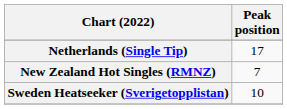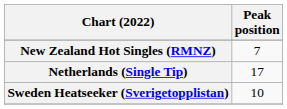rows swapped: (118, 51) <-> (118, 72)
